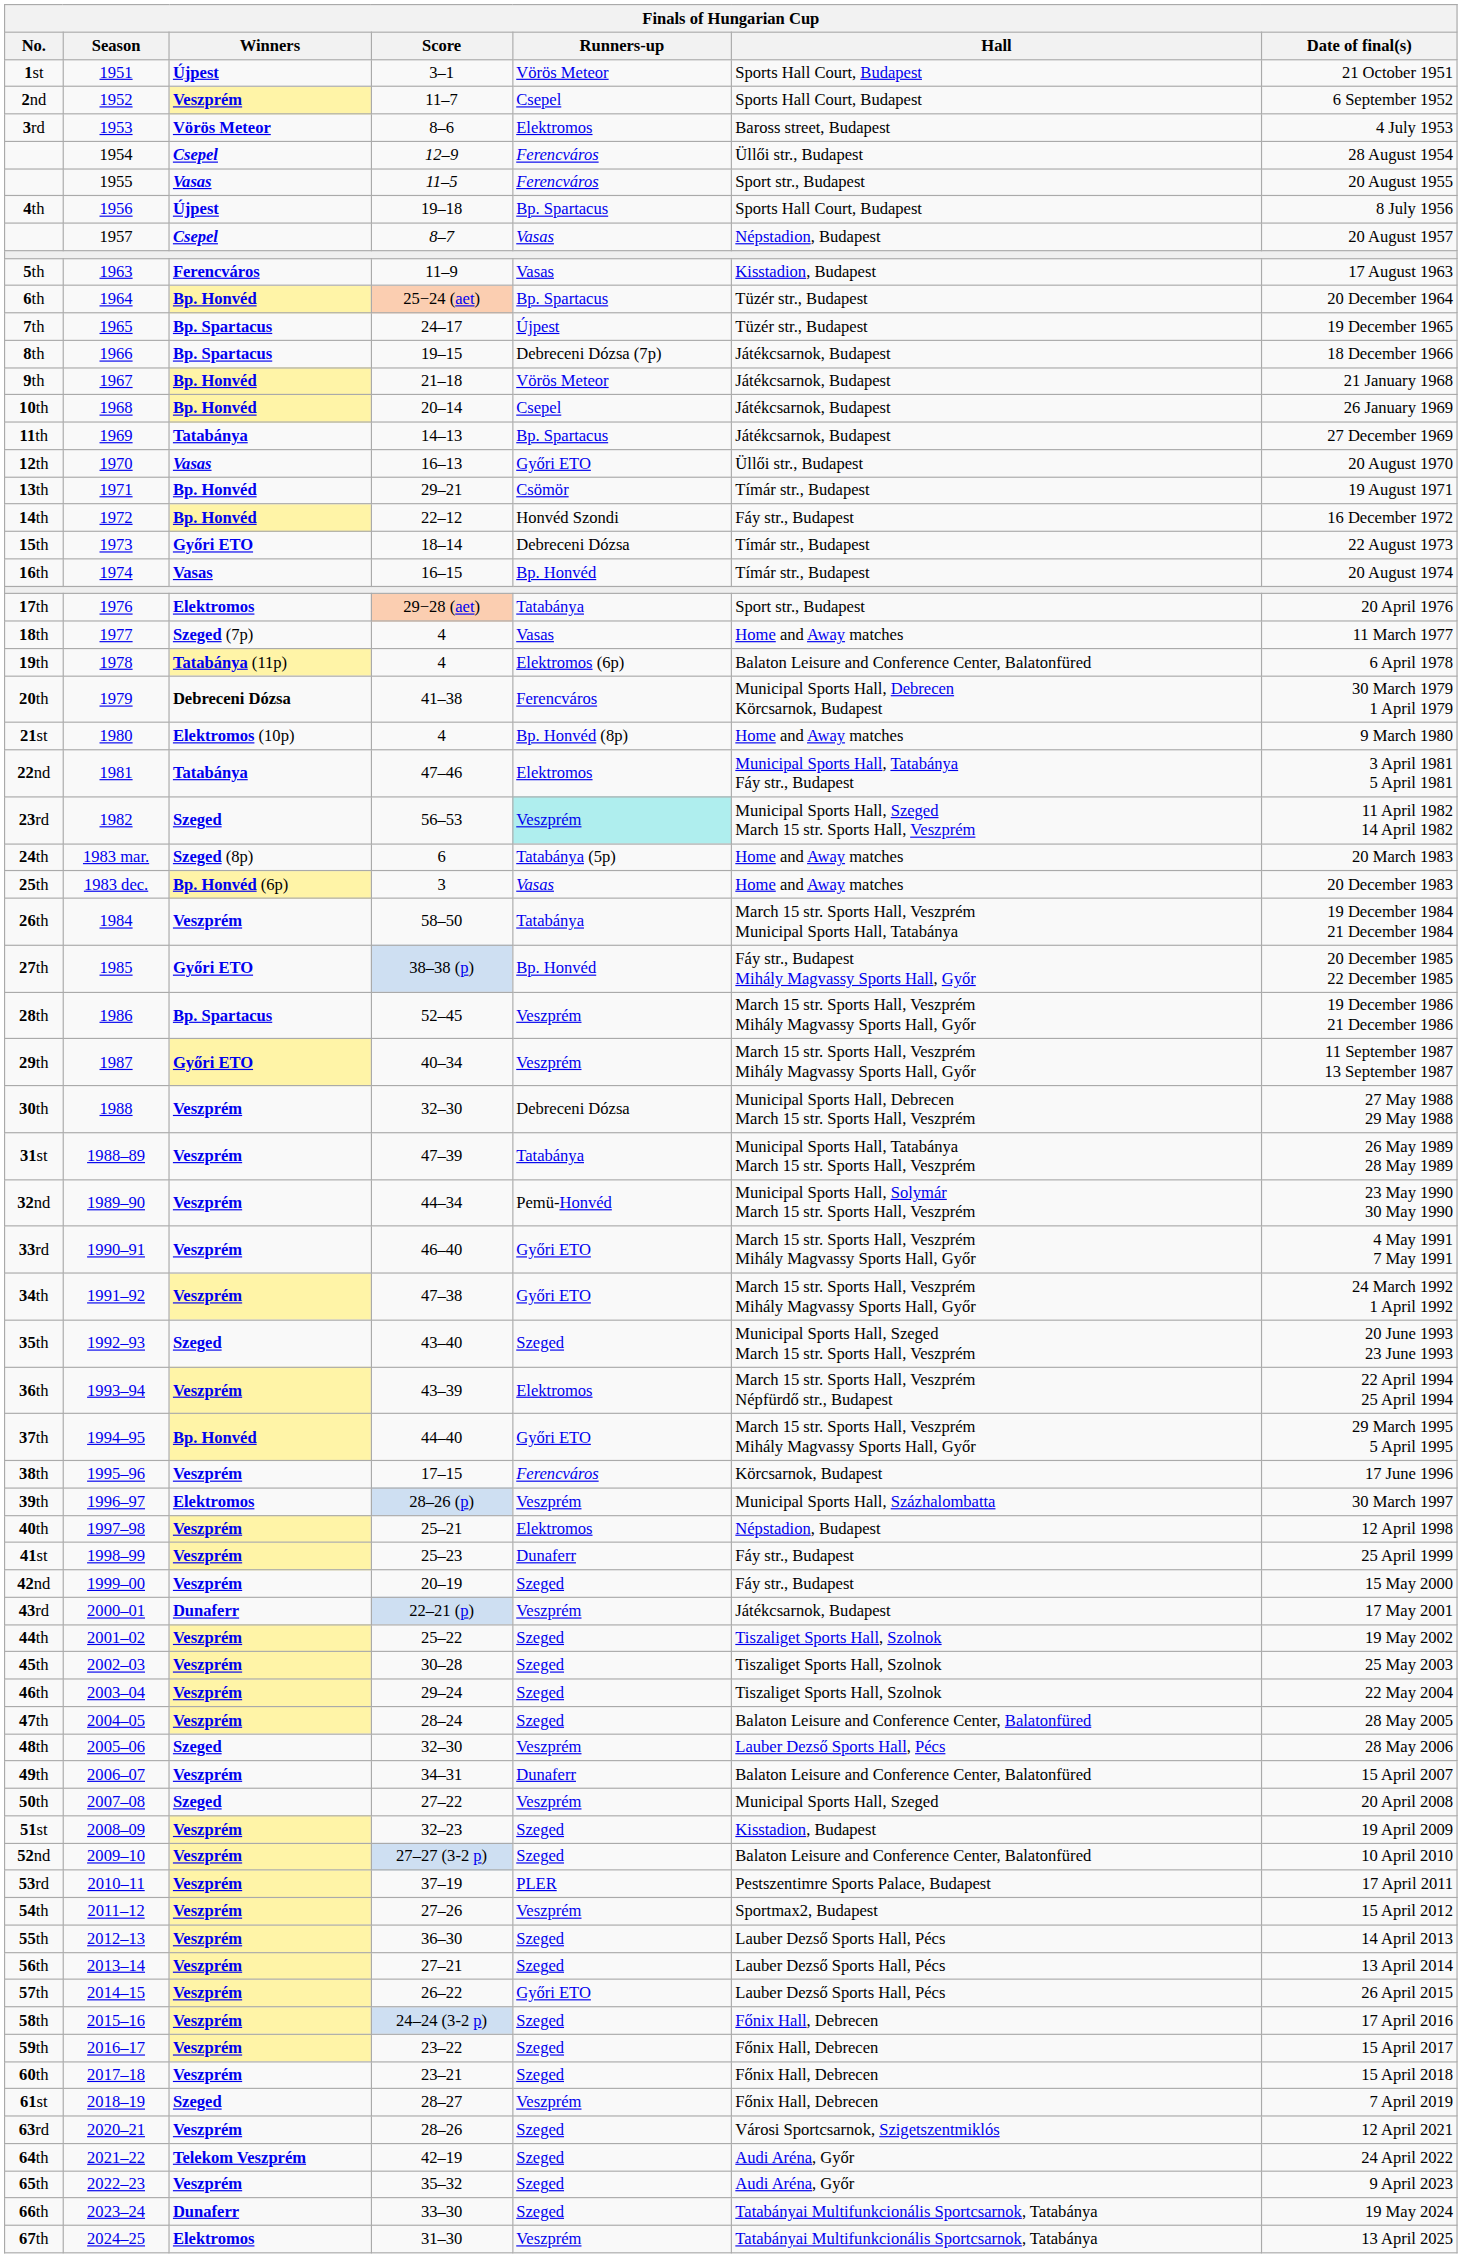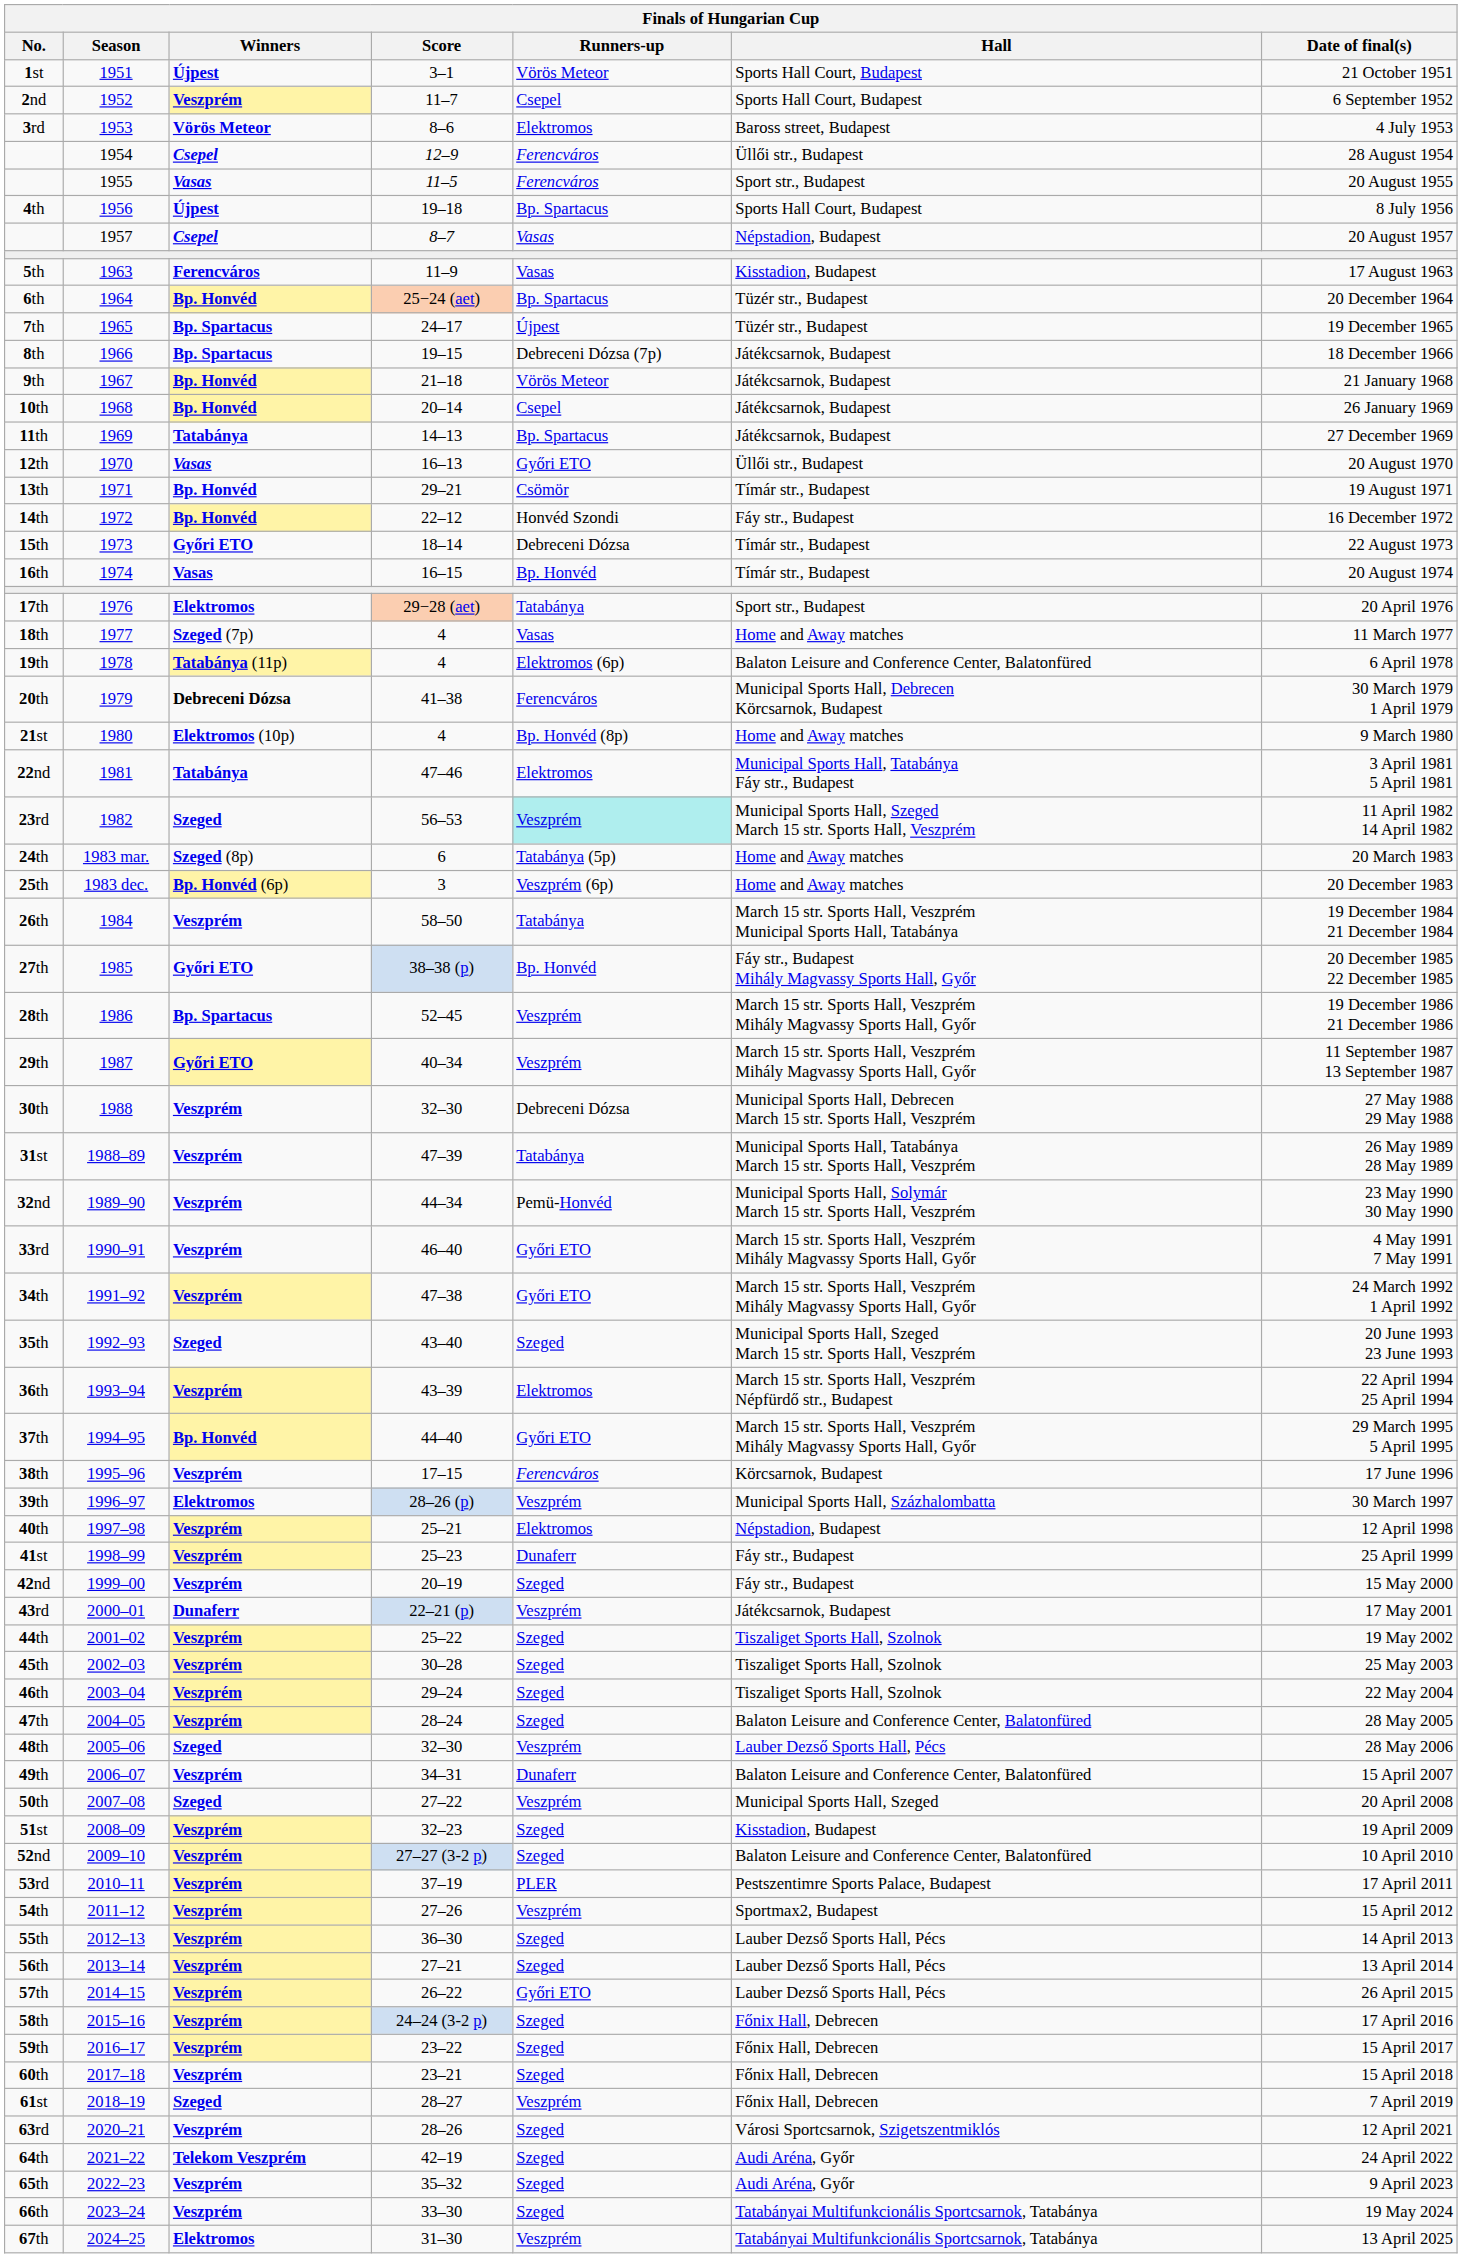(535, 884) Vasas -> (565, 884) Veszprém (6p)
(206, 2211) Dunaferr -> (208, 2211) Veszprém
